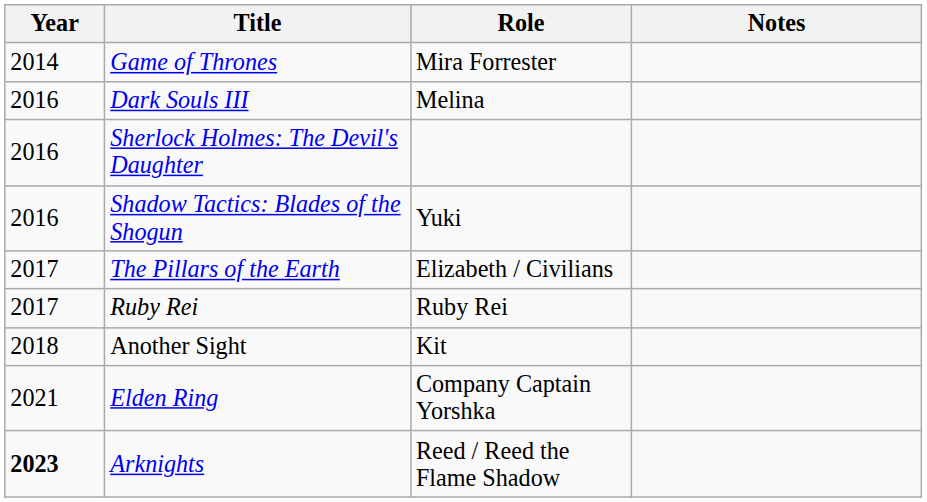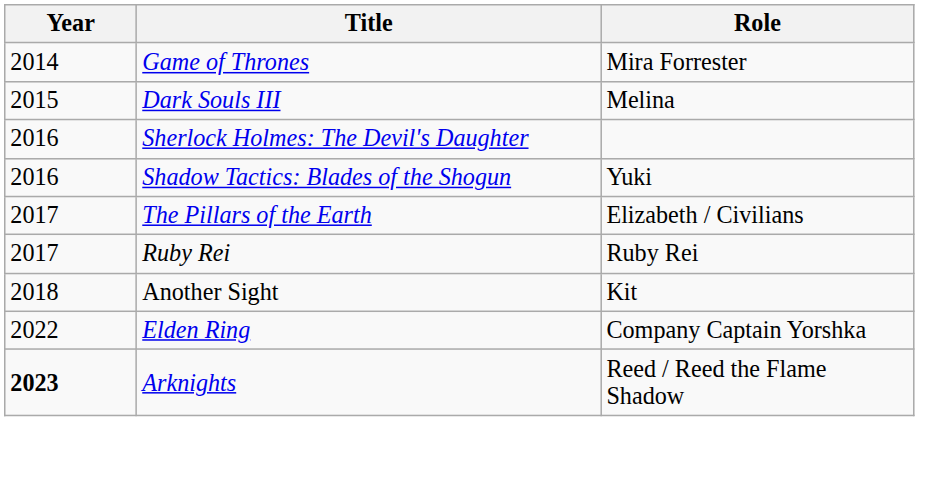- column: (776, 23)
(34, 100) 2016 -> (34, 100) 2015
(34, 398) 2021 -> (34, 330) 2022
